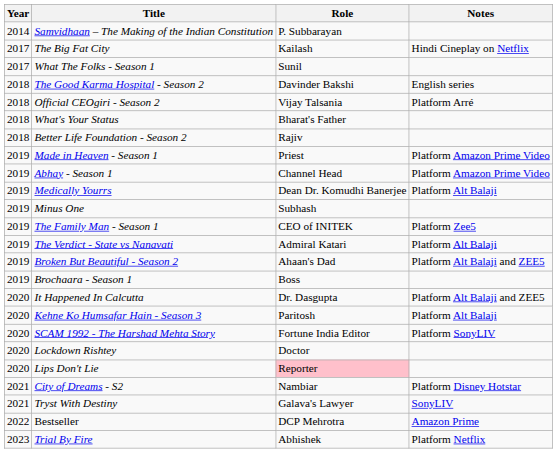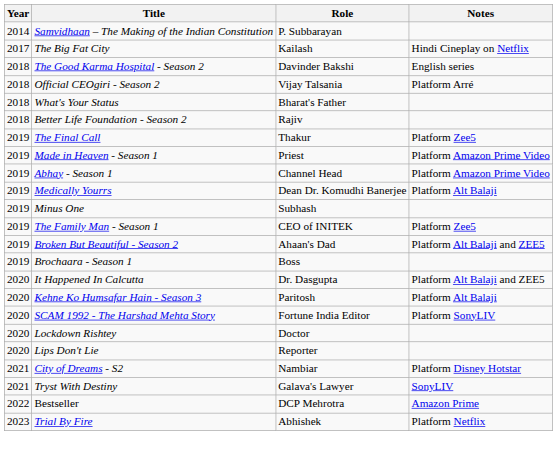- row: (95, 66)
+ row: (67, 137)
- row: (104, 244)
(298, 368) pink background -> (298, 350) no background
